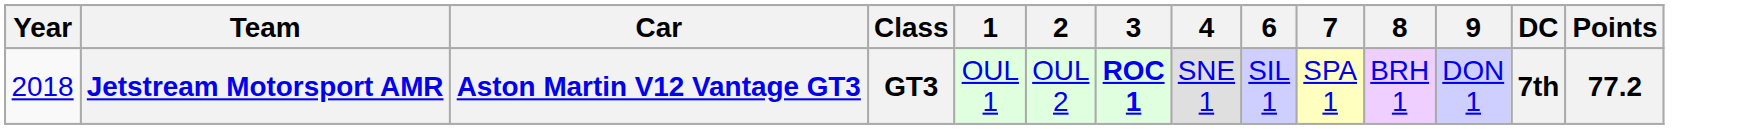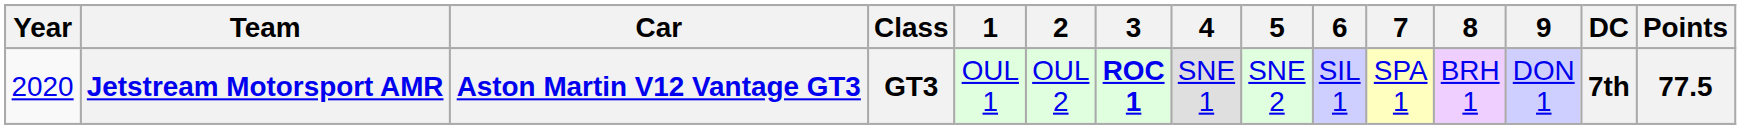+ column: (1277, 27)
(43, 86) 2018 -> (43, 86) 2020
(1615, 86) 77.2 -> (1685, 86) 77.5
